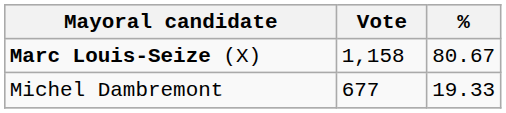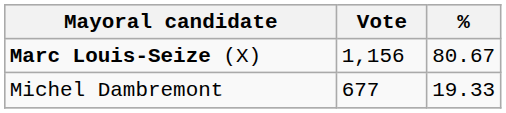(373, 56) 1,158 -> (373, 56) 1,156
